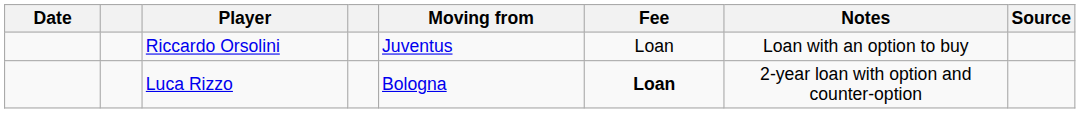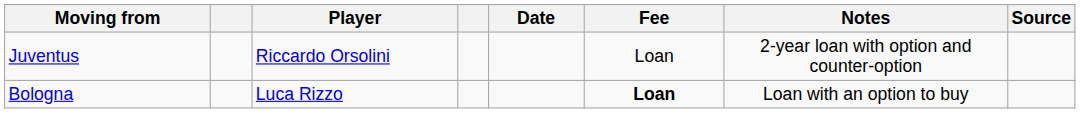columns swapped: (53, 18) <-> (481, 18)
(866, 46) Loan with an option to buy -> (866, 56) 2-year loan with option and counter-option
(866, 84) 2-year loan with option and counter-option -> (866, 94) Loan with an option to buy
